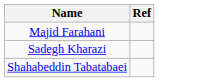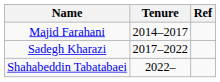+ column: (160, 13)
